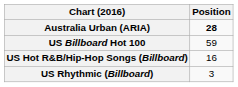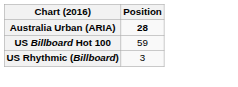- row: (97, 58)
